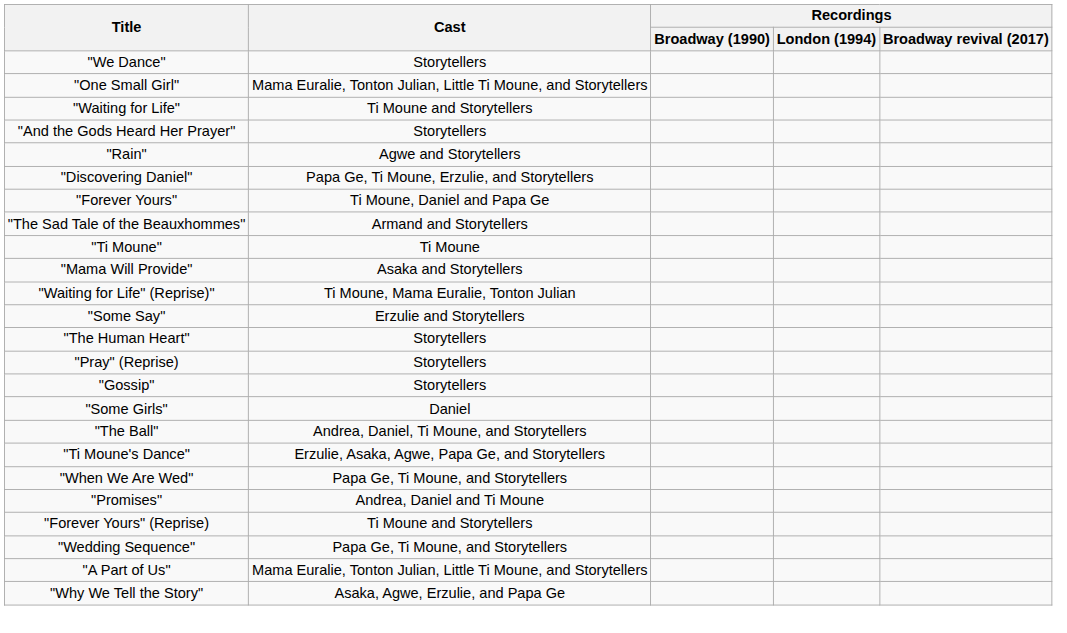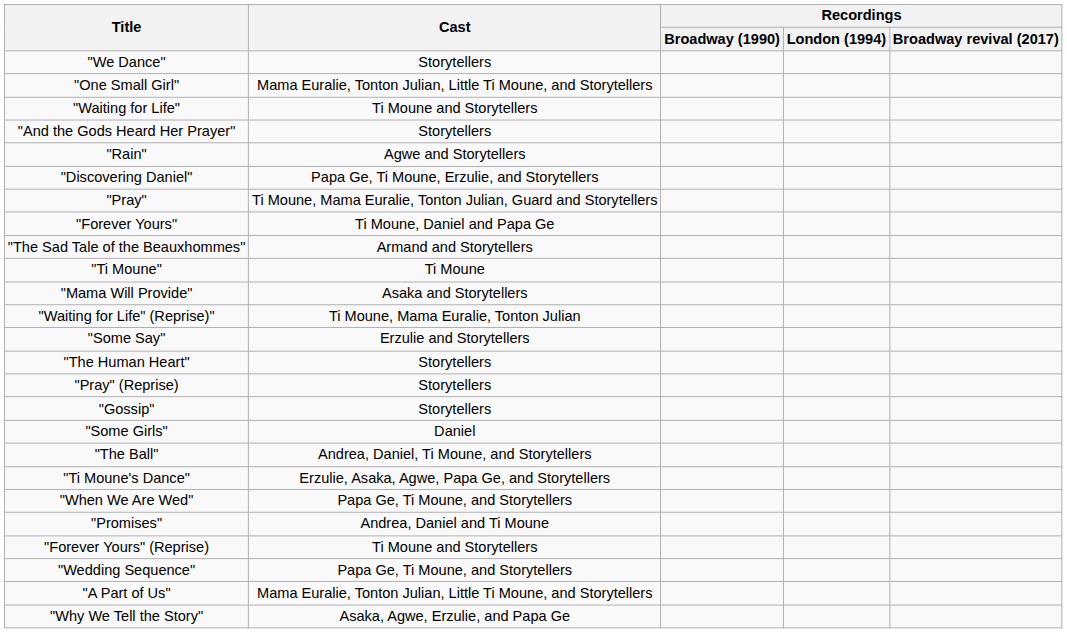+ row: (127, 200)
